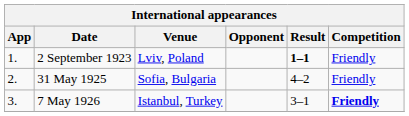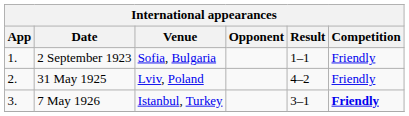(171, 58) Lviv, Poland -> (177, 58) Sofia, Bulgaria
(300, 58) bold -> (300, 58) normal
(177, 79) Sofia, Bulgaria -> (171, 79) Lviv, Poland
